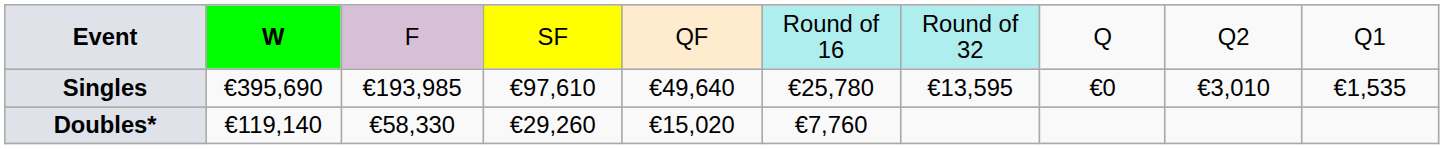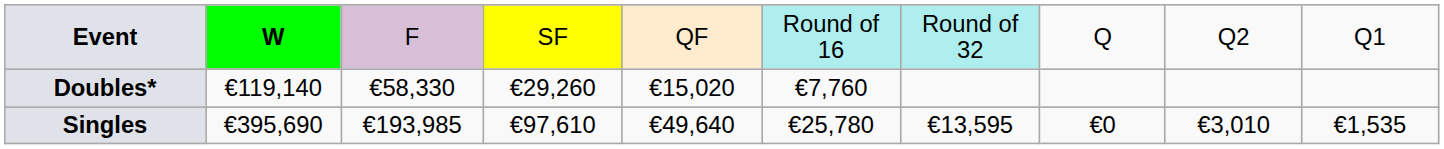rows swapped: (105, 88) <-> (105, 125)
